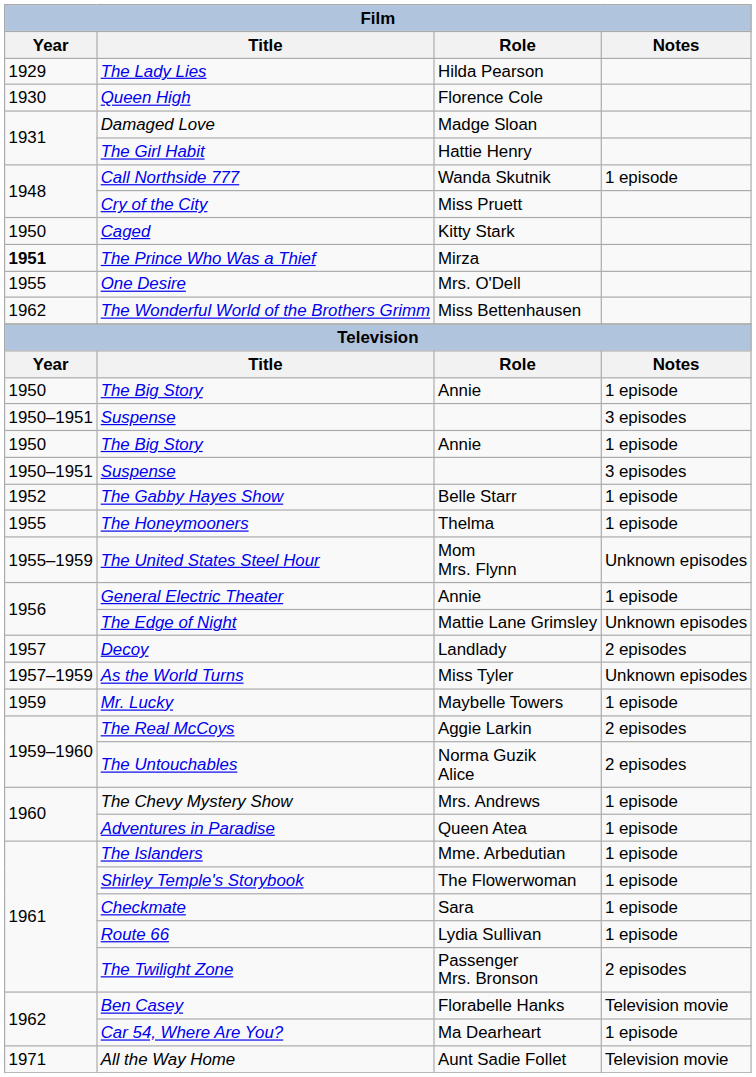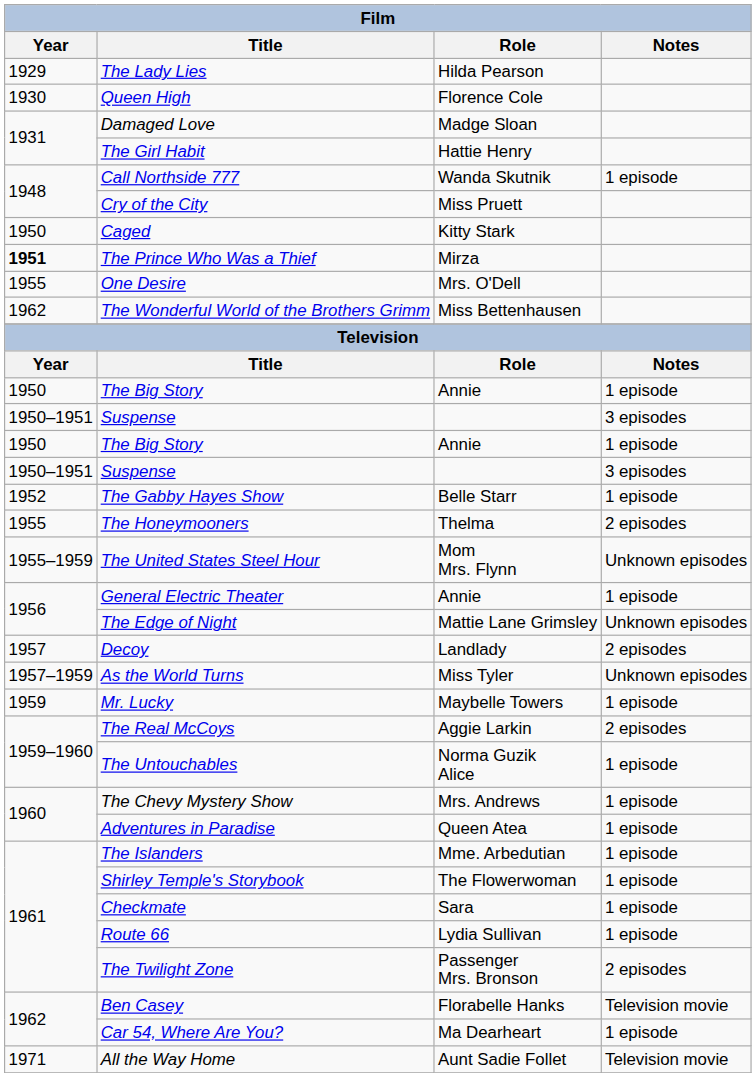(641, 524) 1 episode -> (646, 524) 2 episodes
(646, 765) 2 episodes -> (641, 765) 1 episode
